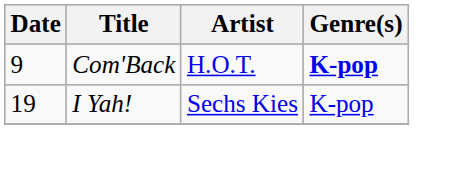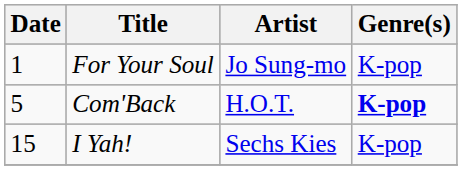+ row: (143, 64)
(17, 64) 9 -> (17, 104) 5
(23, 104) 19 -> (23, 143) 15
